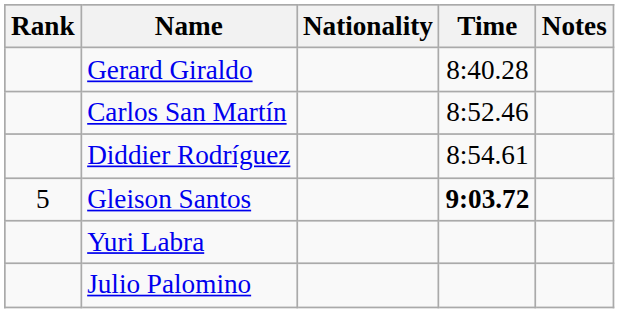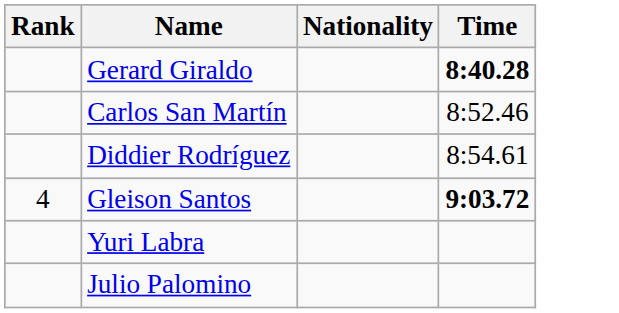- column: (574, 26)
(487, 69) normal -> (487, 69) bold
(43, 198) 5 -> (43, 198) 4
